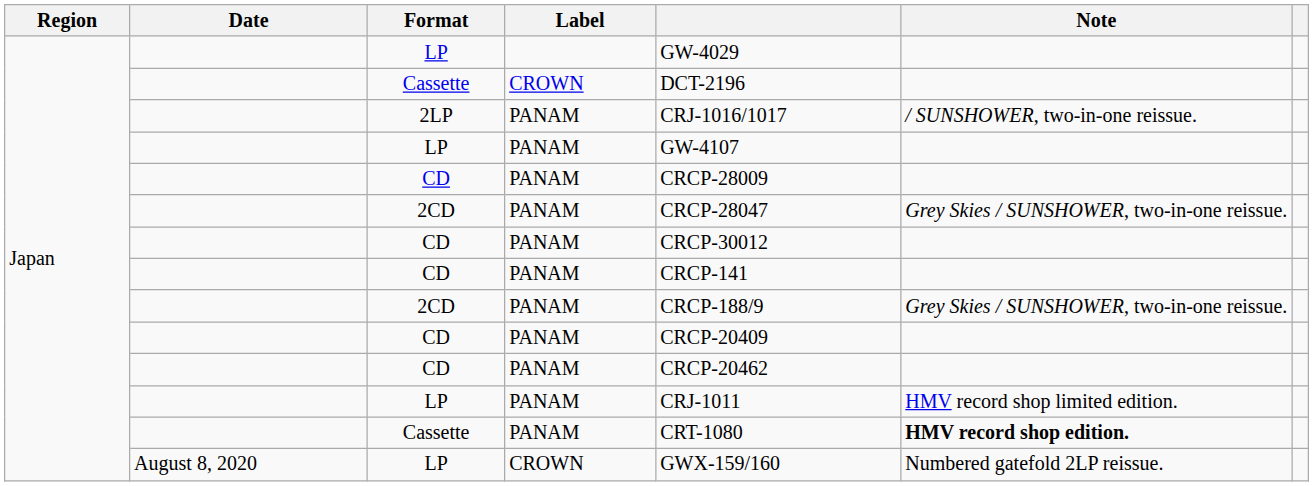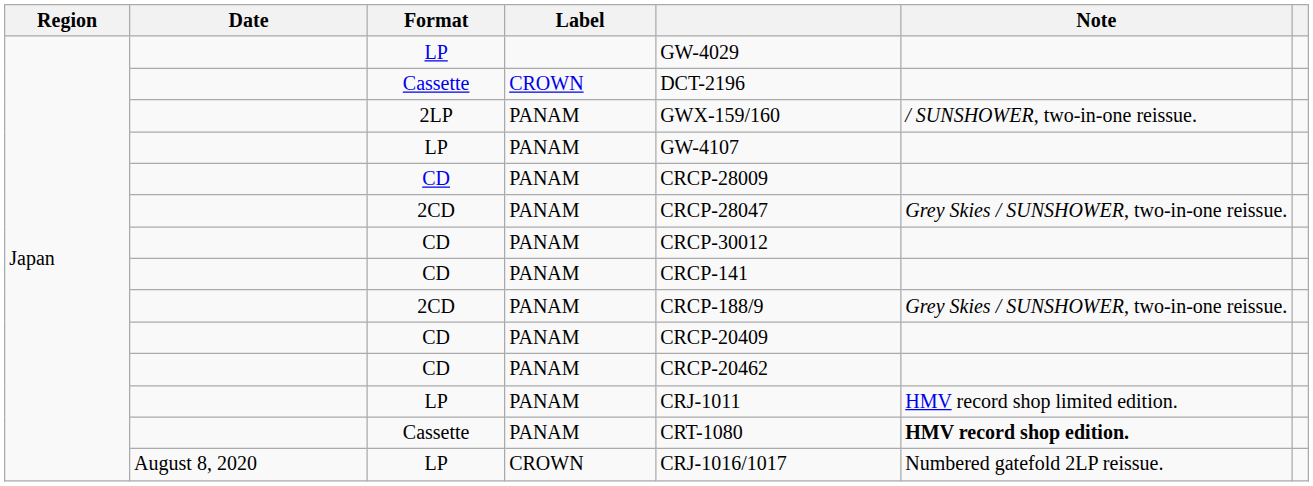(723, 115) CRJ-1016/1017 -> (720, 115) GWX-159/160
(720, 464) GWX-159/160 -> (723, 464) CRJ-1016/1017
